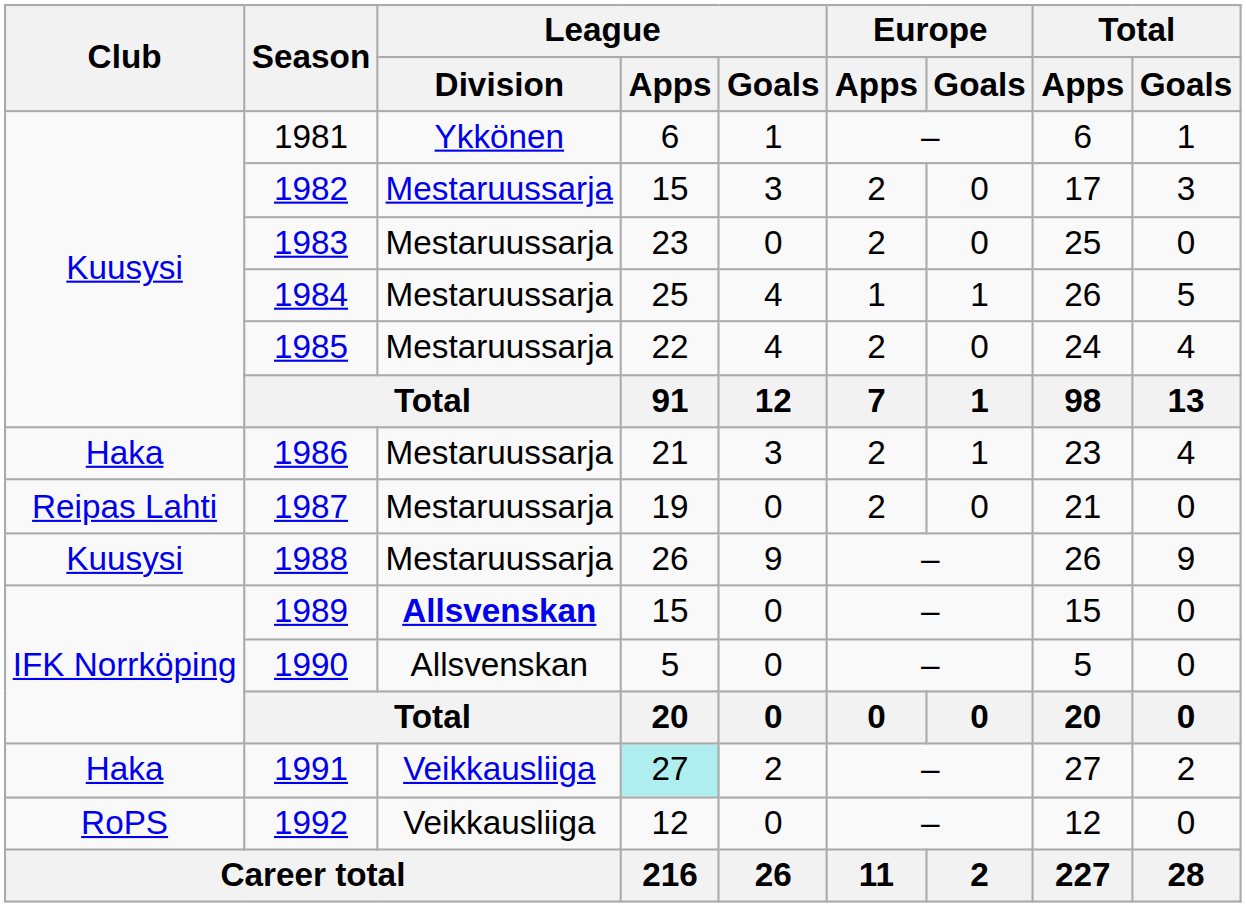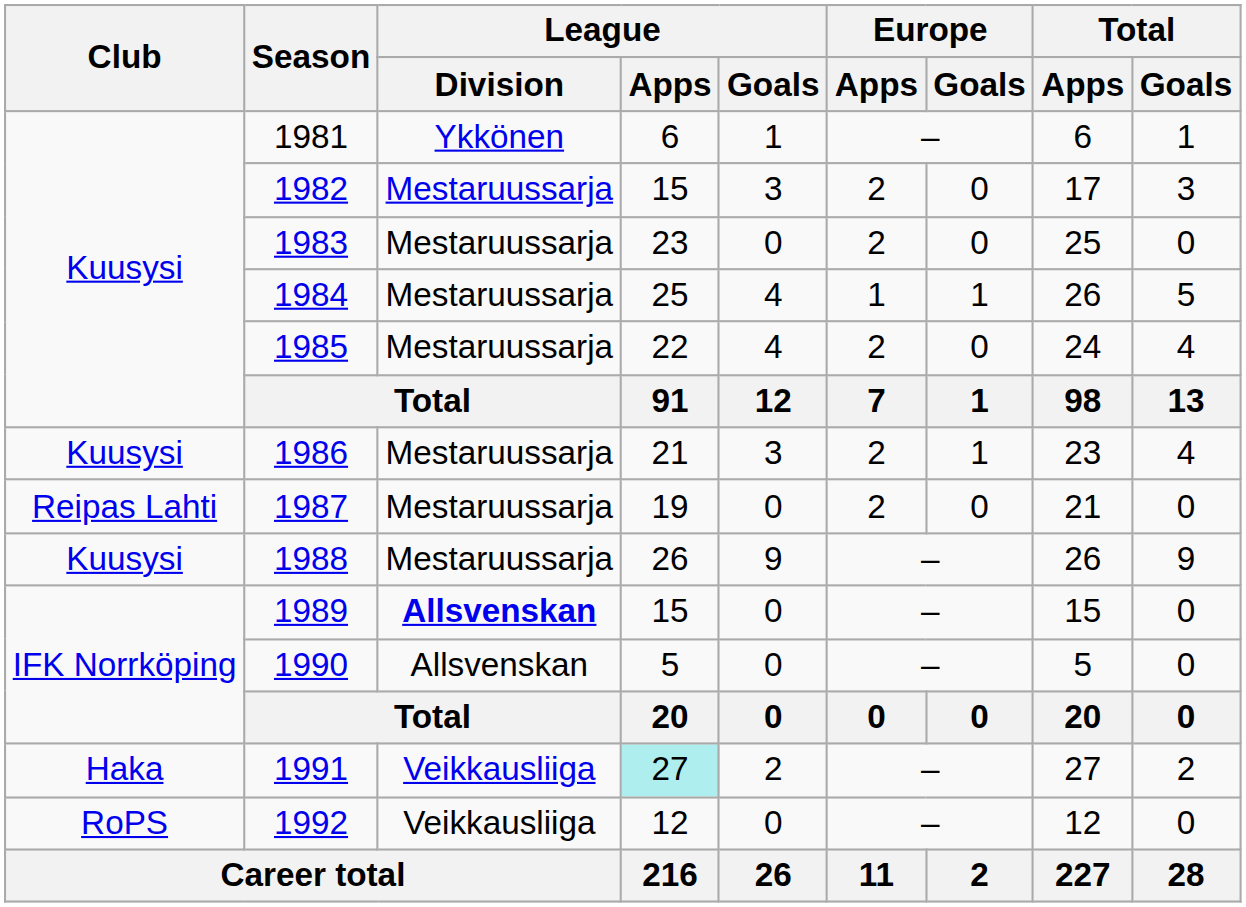(125, 453) Haka -> (125, 453) Kuusysi
